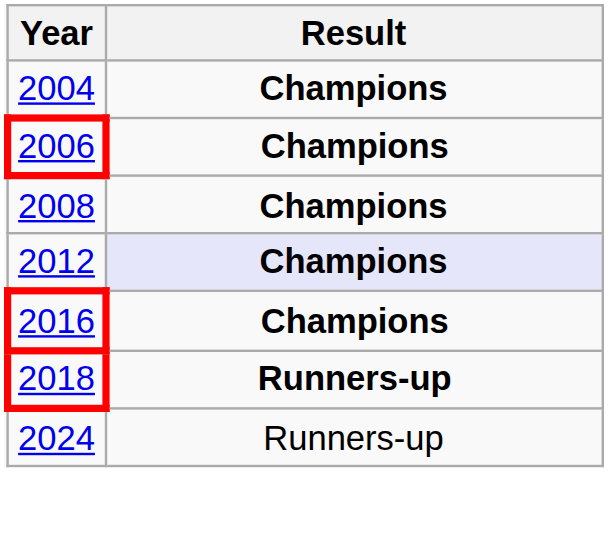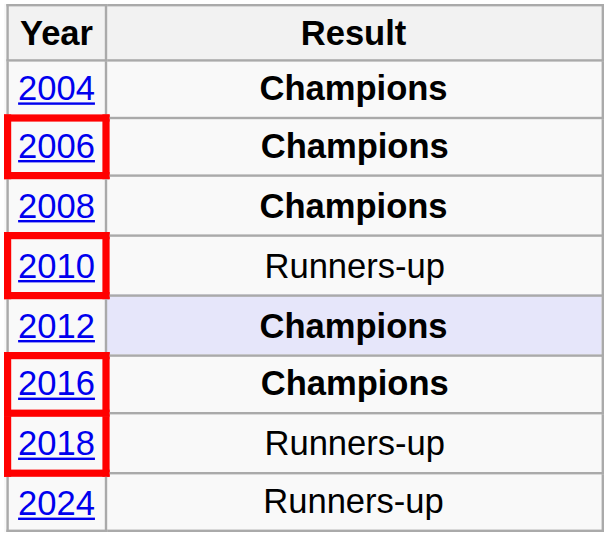+ row: (57, 266)
(355, 380) bold -> (355, 444) normal
